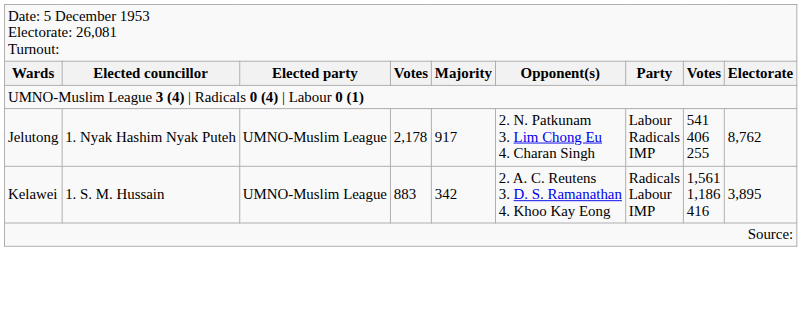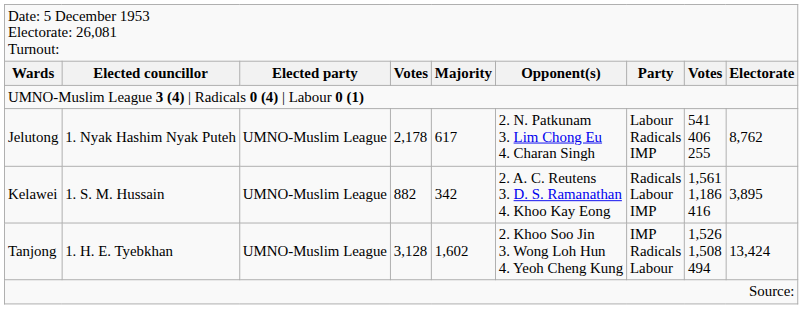(446, 137) 917 -> (446, 137) 617
(405, 194) 883 -> (405, 194) 882
+ row: (32, 251)
